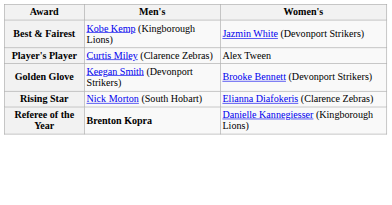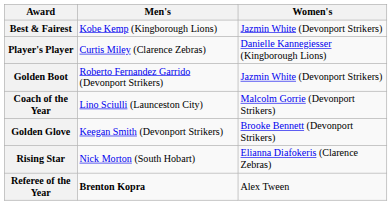(247, 55) Alex Tween -> (286, 50) Danielle Kannegiesser (Kingborough Lions)
+ row: (41, 77)
+ row: (41, 104)
(298, 120) Danielle Kannegiesser (Kingborough Lions) -> (265, 186) Alex Tween
